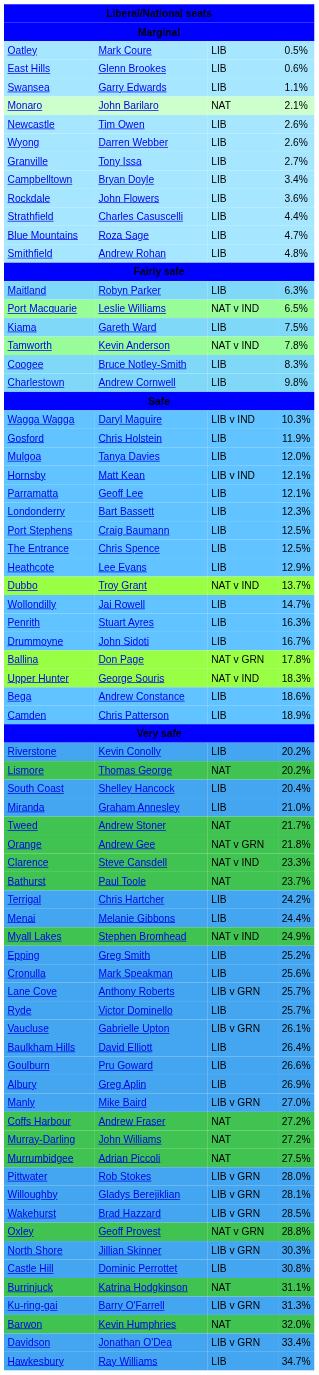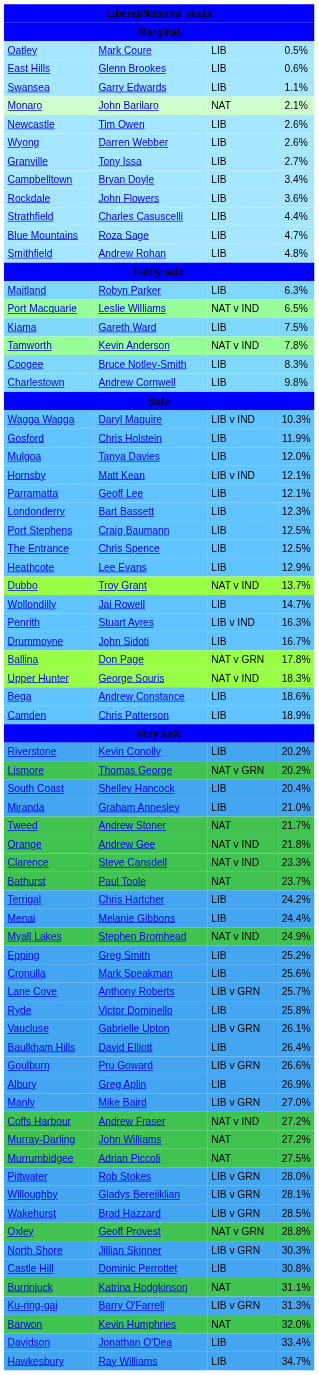(219, 622) LIB -> (233, 622) LIB v IND
(221, 770) NAT -> (238, 770) NAT v GRN
(238, 844) NAT v GRN -> (235, 844) NAT v IND
(296, 1010) 25.7% -> (296, 1010) 25.8%
(219, 1066) LIB -> (236, 1066) LIB v GRN
(221, 1121) NAT -> (235, 1121) NAT v IND
(236, 1342) LIB v GRN -> (219, 1342) LIB
